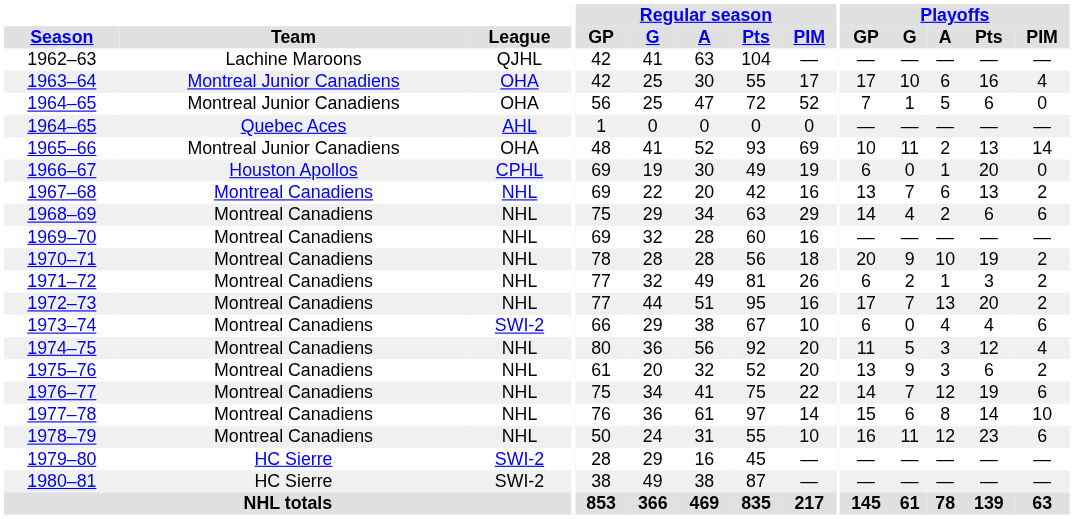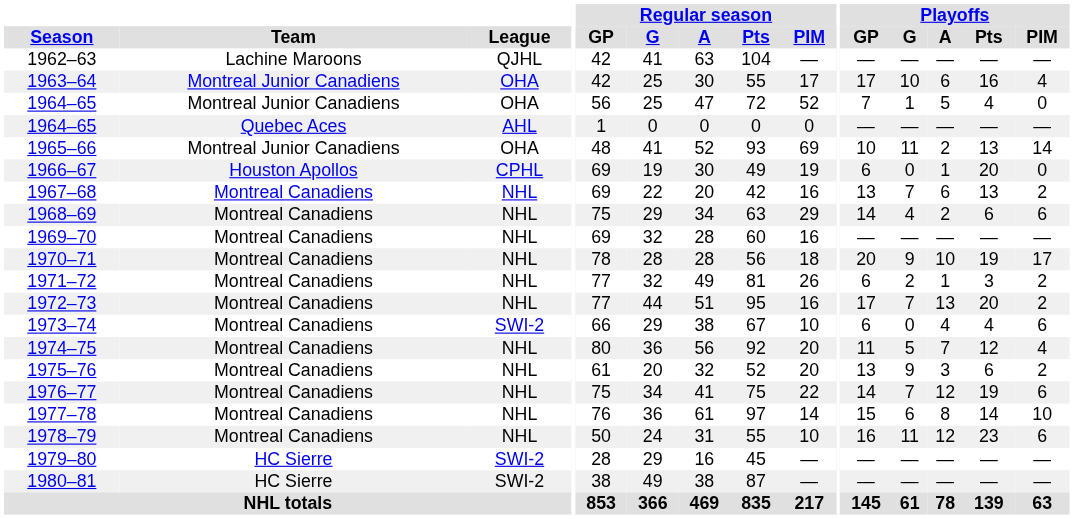(989, 103) 6 -> (989, 103) 4
(1042, 259) 2 -> (1042, 259) 17
(945, 348) 3 -> (945, 348) 7
